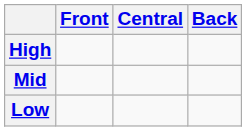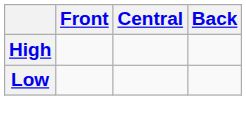- row: (30, 79)
